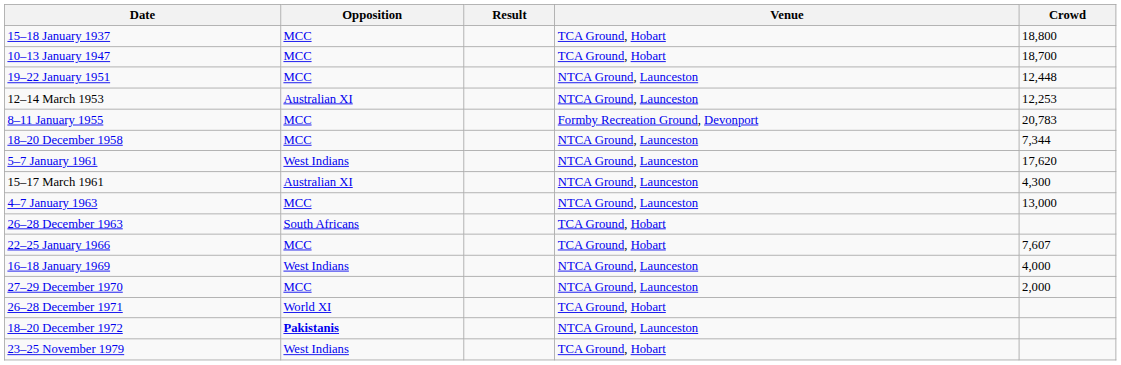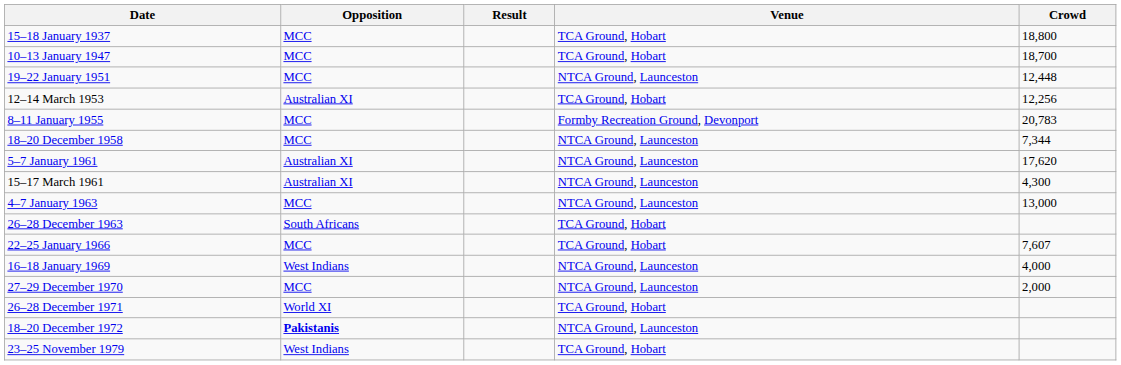(628, 98) NTCA Ground, Launceston -> (612, 98) TCA Ground, Hobart
(1040, 98) 12,253 -> (1040, 98) 12,256
(316, 161) West Indians -> (318, 161) Australian XI
